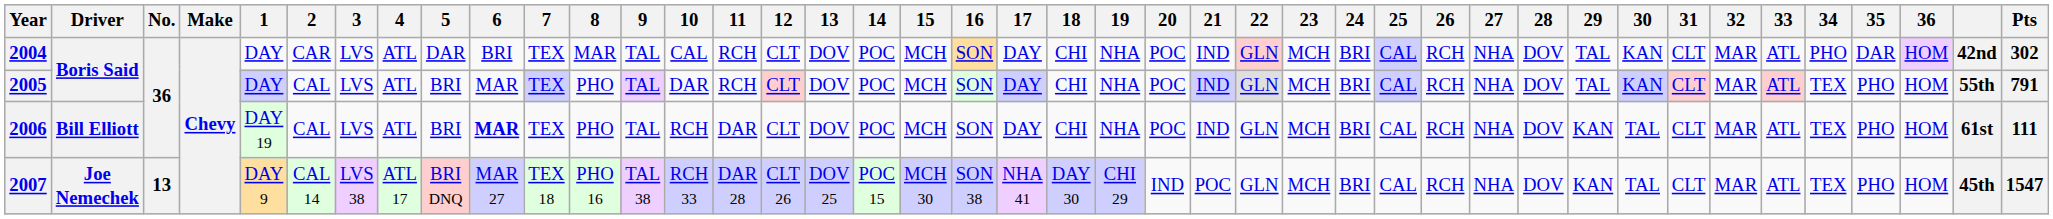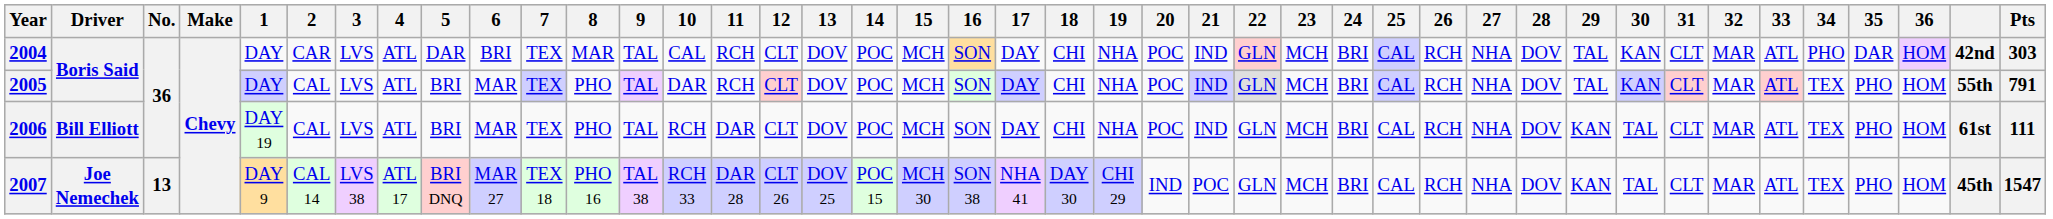(2025, 53) 302 -> (2022, 53) 303
(497, 129) bold -> (496, 129) normal
